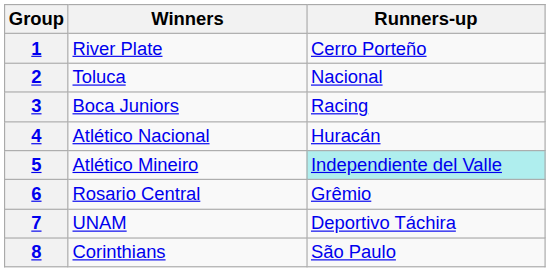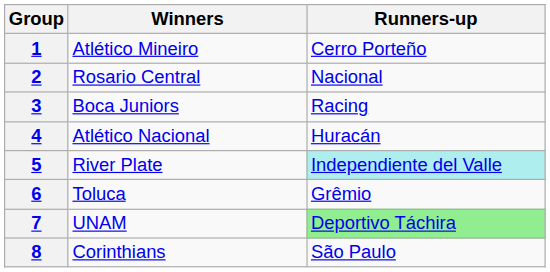(117, 48) River Plate -> (135, 48) Atlético Mineiro
(99, 77) Toluca -> (136, 77) Rosario Central
(135, 164) Atlético Mineiro -> (117, 164) River Plate
(136, 194) Rosario Central -> (99, 194) Toluca
(383, 223) no background -> (383, 223) lightgreen background
